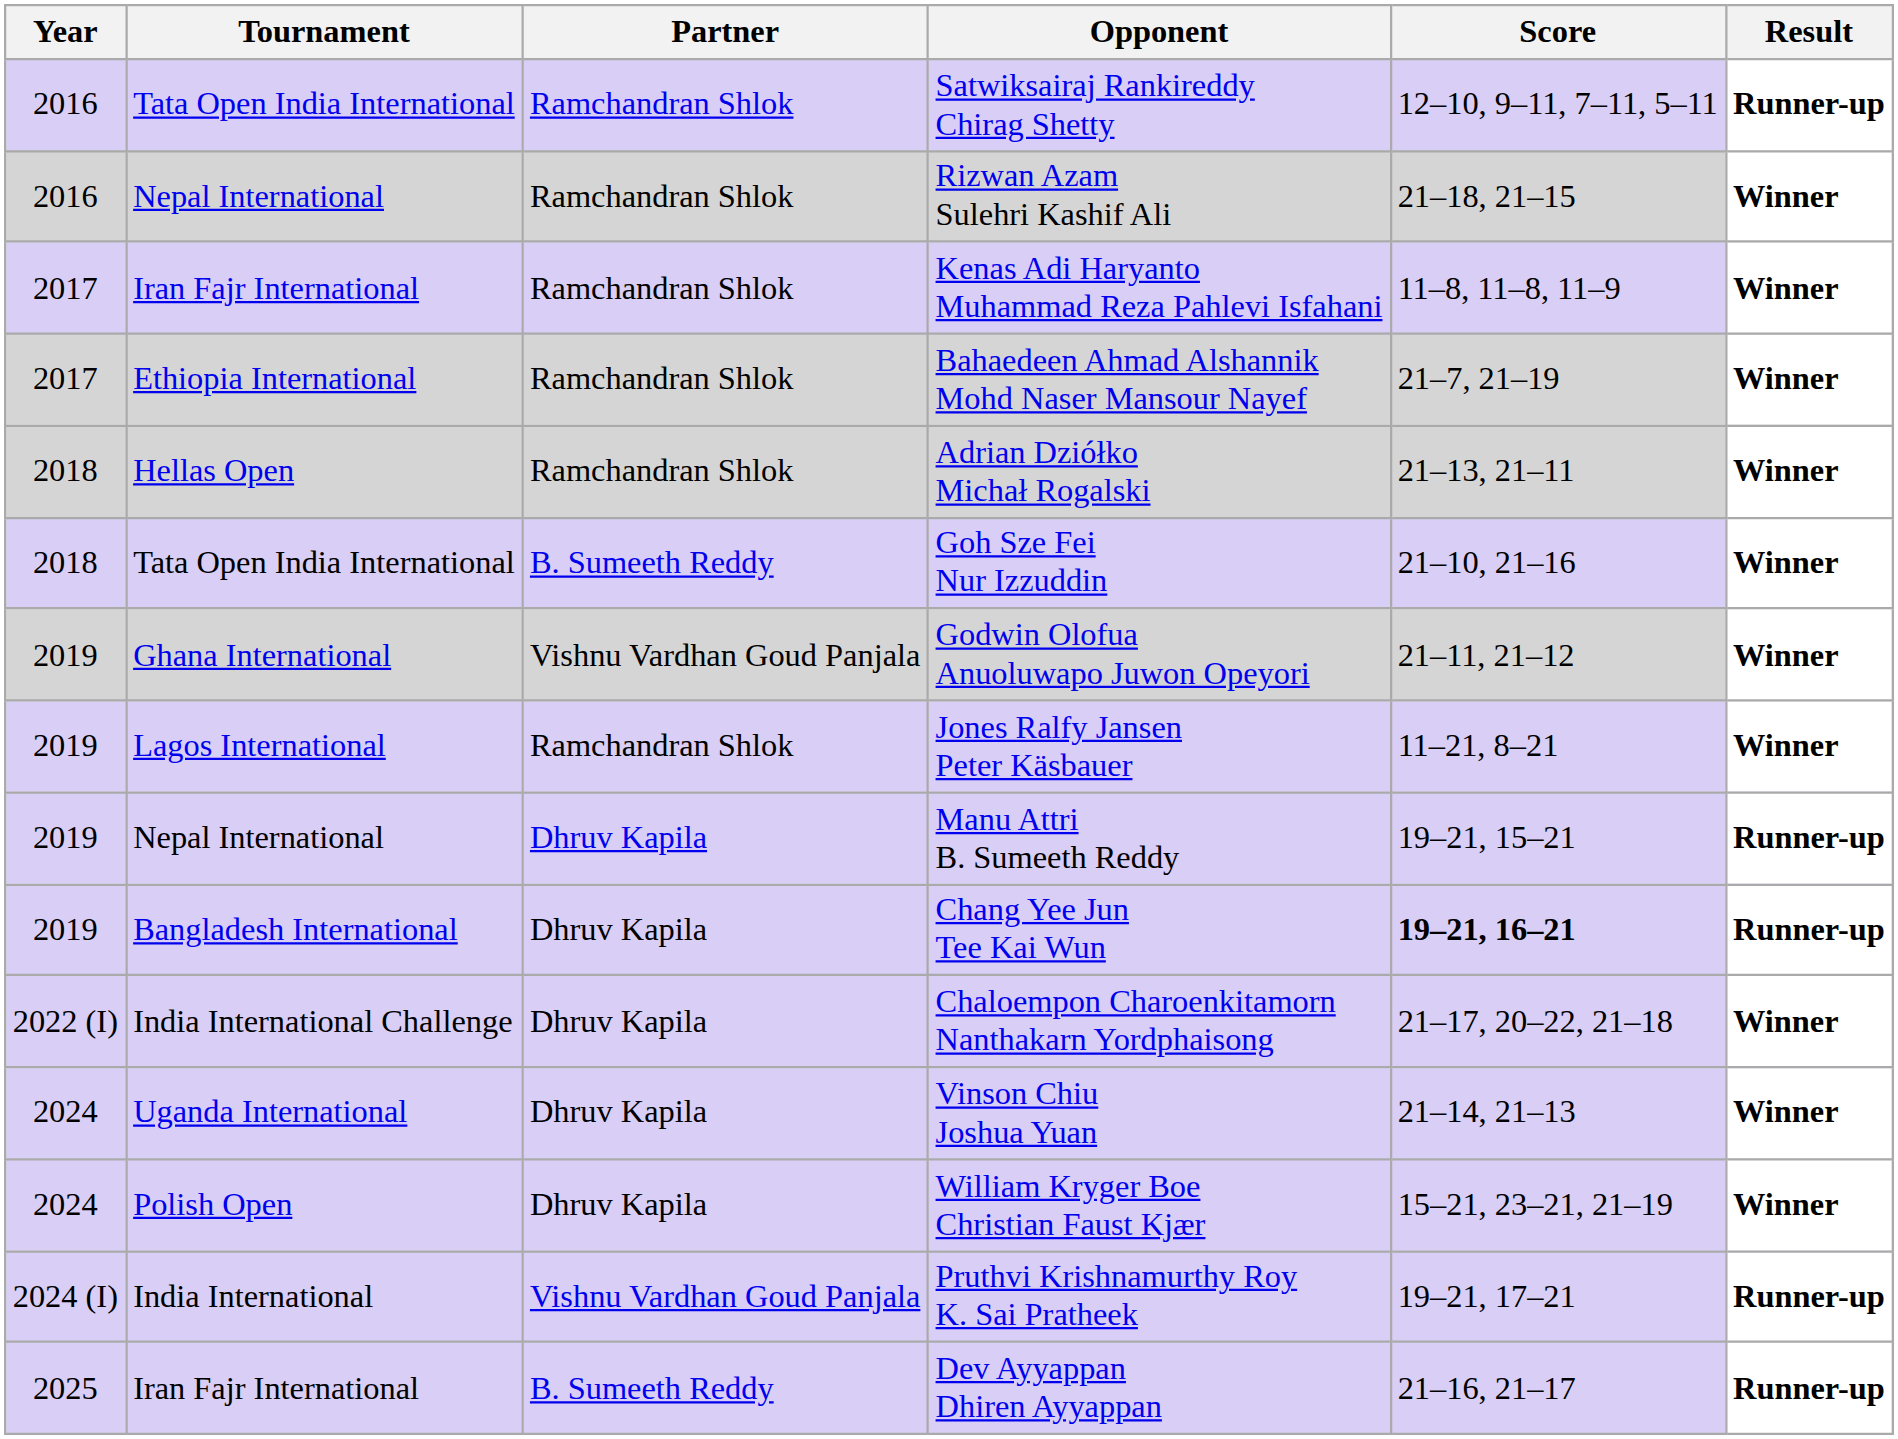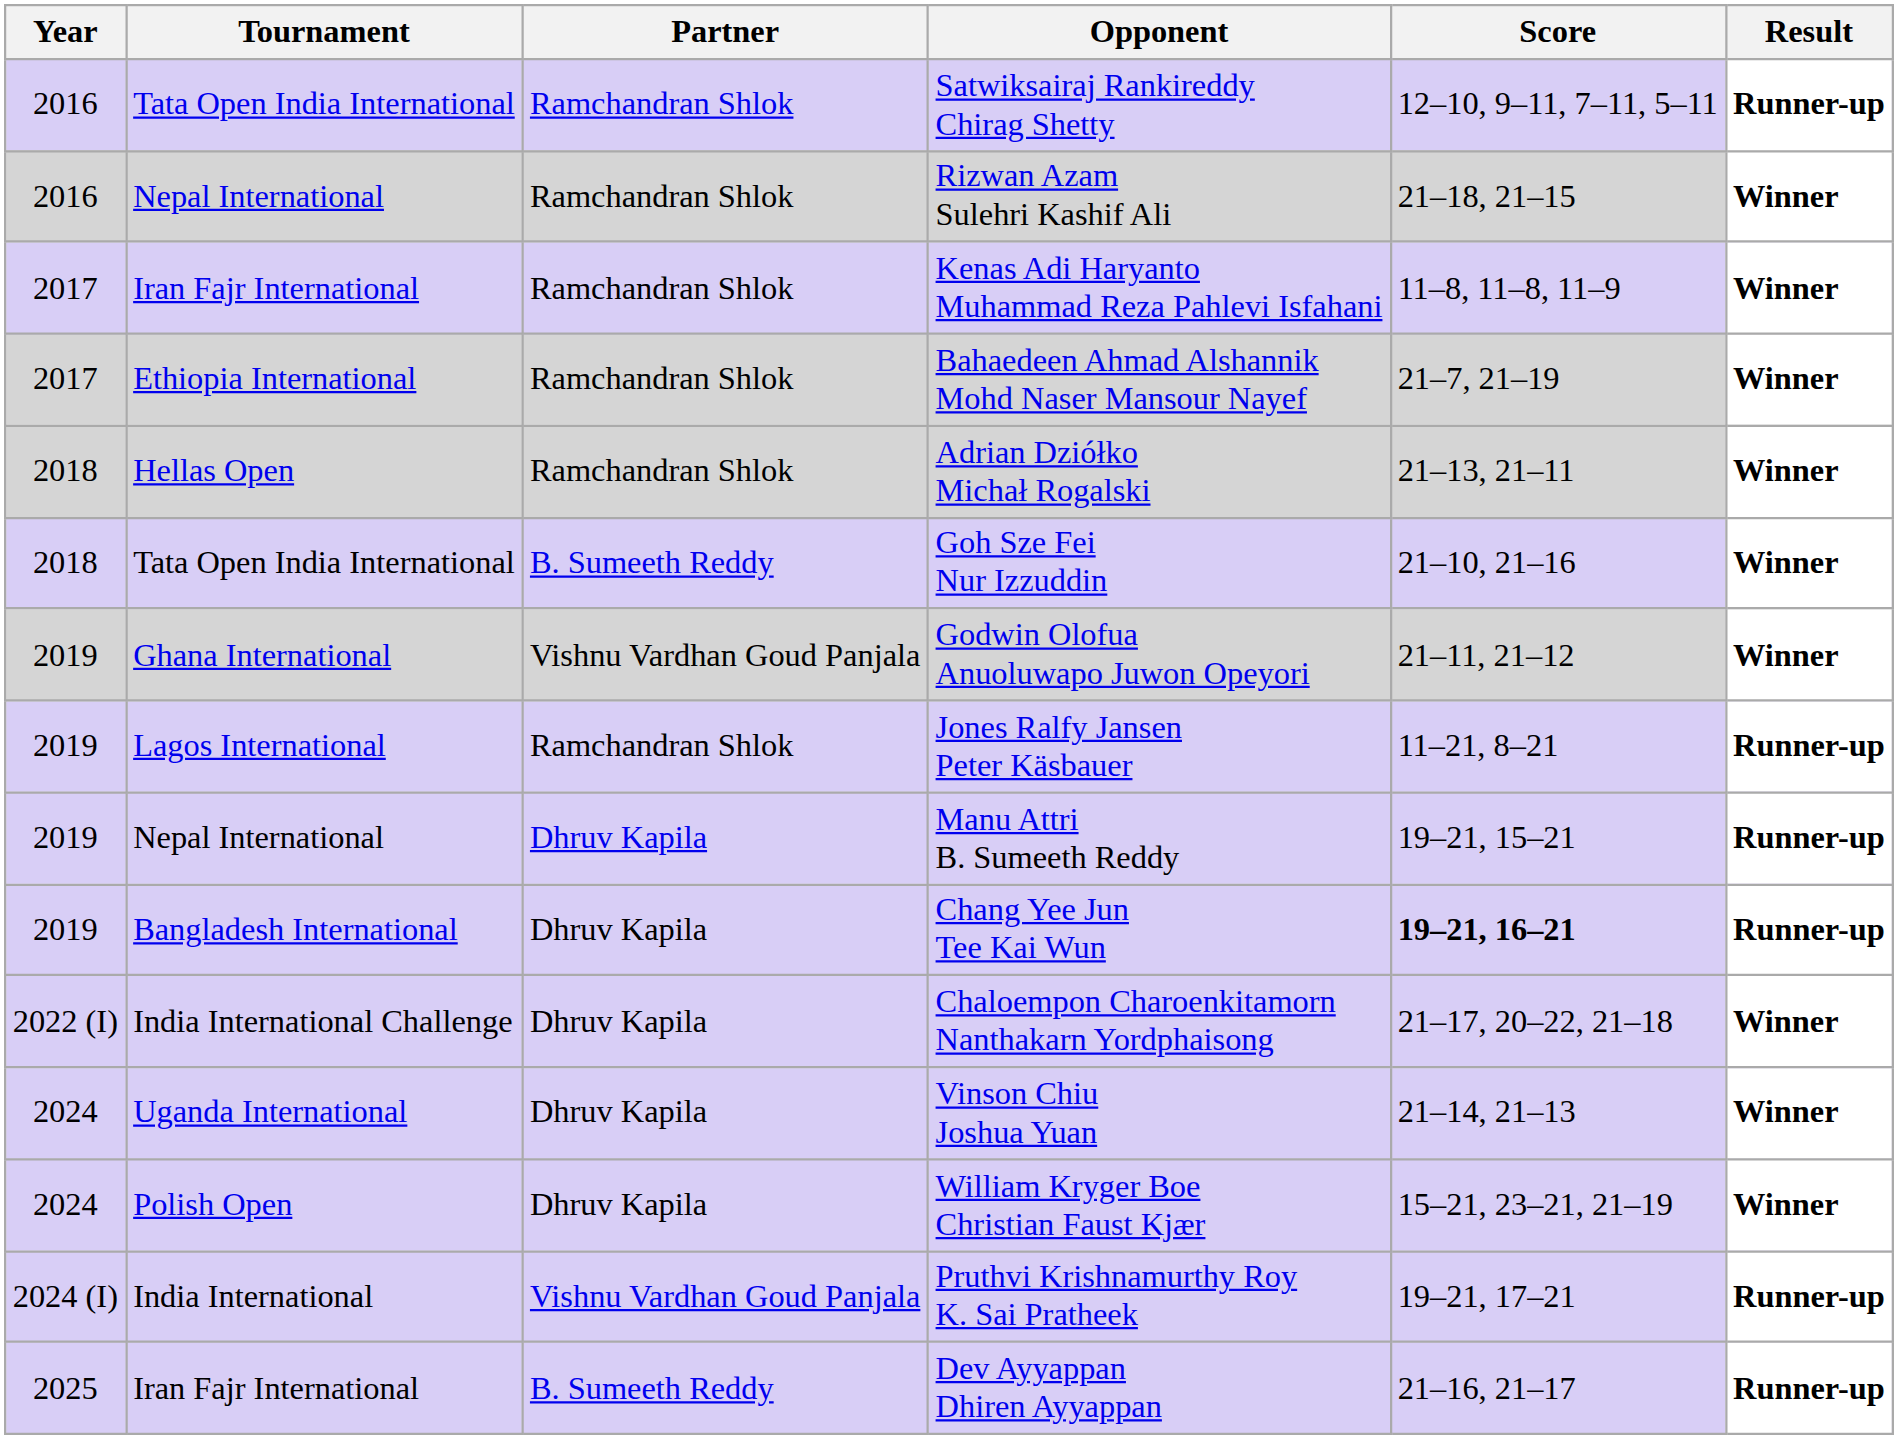(1786, 745) Winner -> (1809, 745) Runner-up
